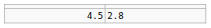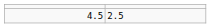(115, 16) 2.8 -> (115, 16) 2.5
